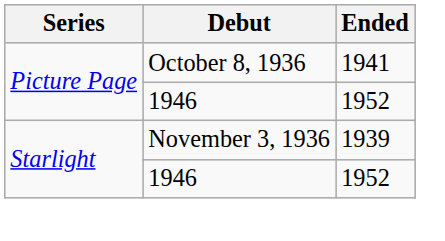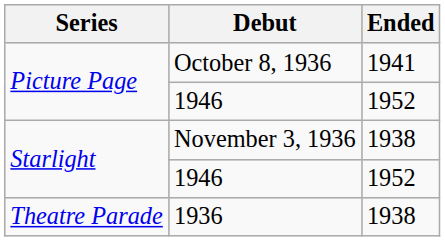(366, 139) 1939 -> (391, 139) 1938
+ row: (87, 216)
